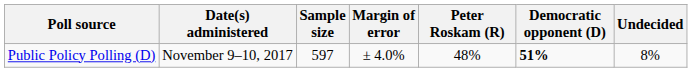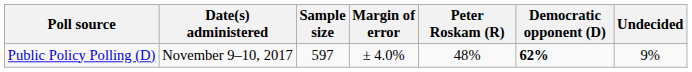(534, 55) 51% -> (534, 55) 62%
(650, 55) 8% -> (650, 55) 9%
